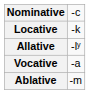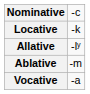rows swapped: (36, 81) <-> (36, 64)
